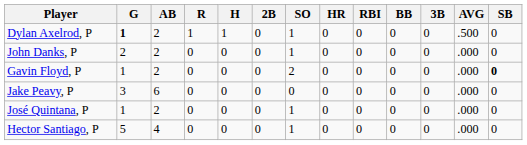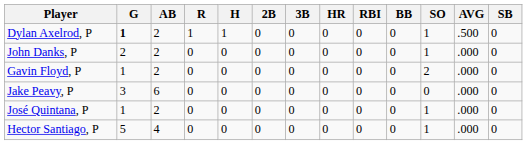columns swapped: (438, 14) <-> (303, 14)
(494, 71) bold -> (494, 71) normal
